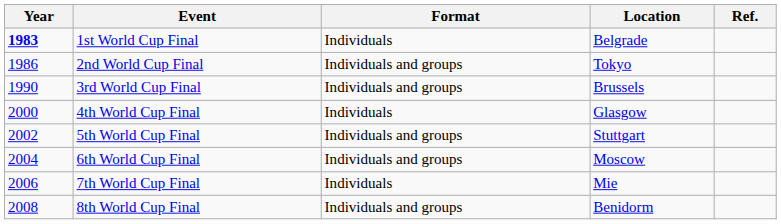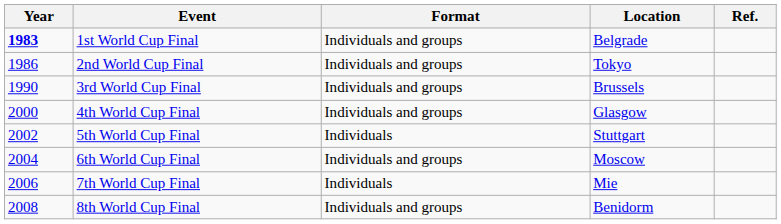(358, 40) Individuals -> (394, 40) Individuals and groups
(358, 111) Individuals -> (394, 111) Individuals and groups
(394, 135) Individuals and groups -> (358, 135) Individuals
